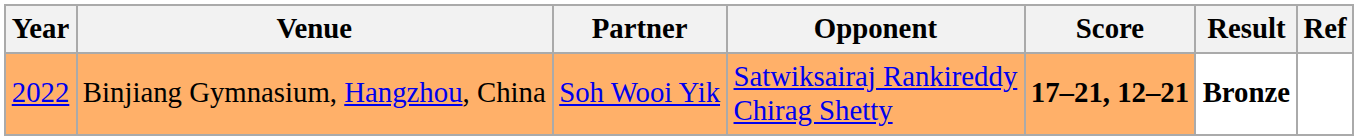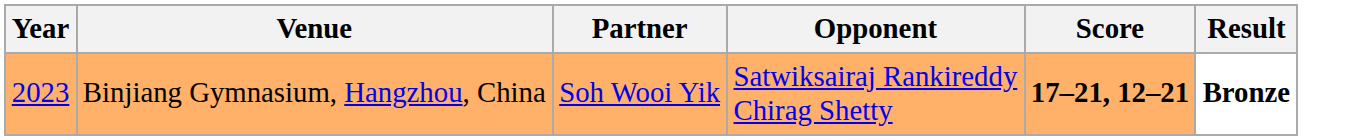- column: (1325, 28)
(41, 93) 2022 -> (41, 93) 2023
